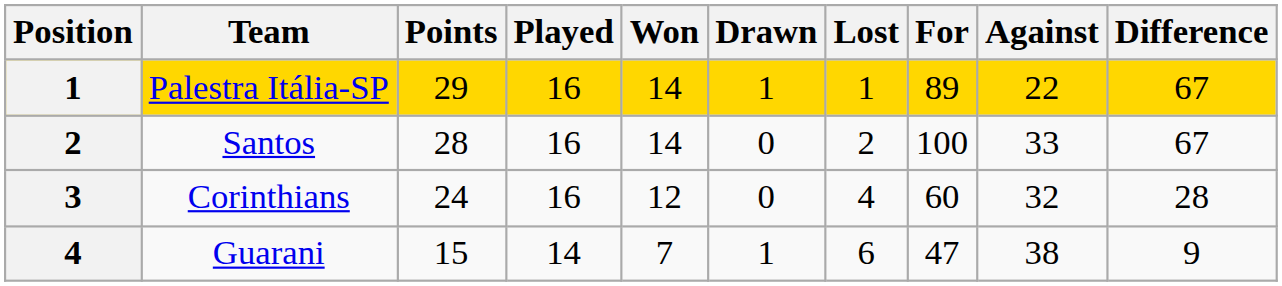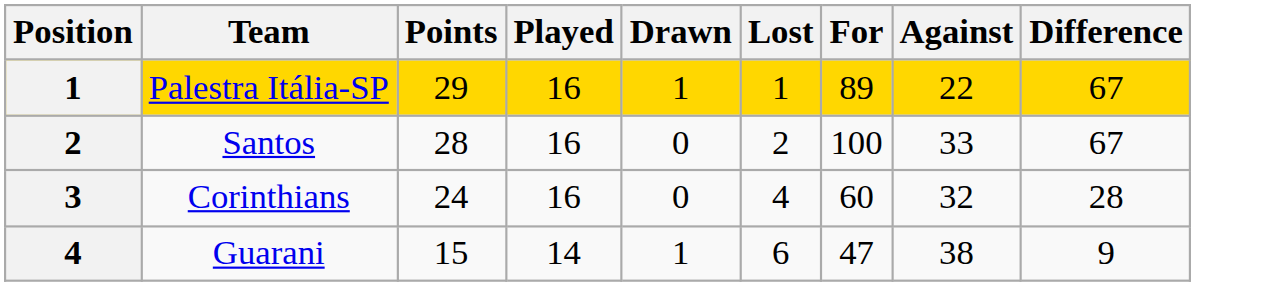- column: (664, 32)
